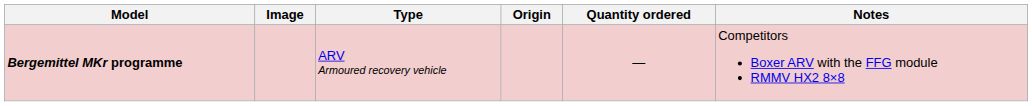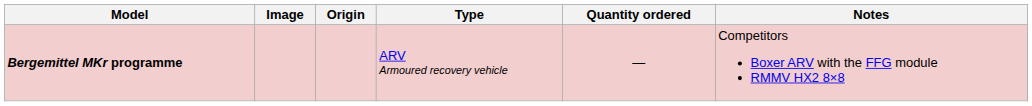columns swapped: (532, 14) <-> (408, 14)
